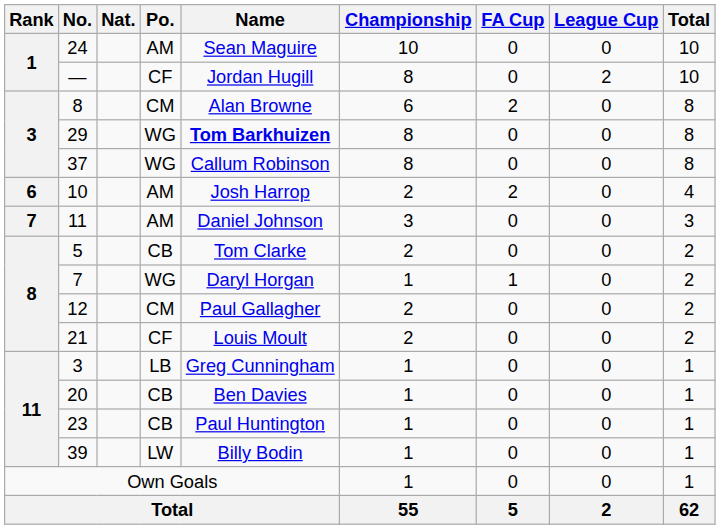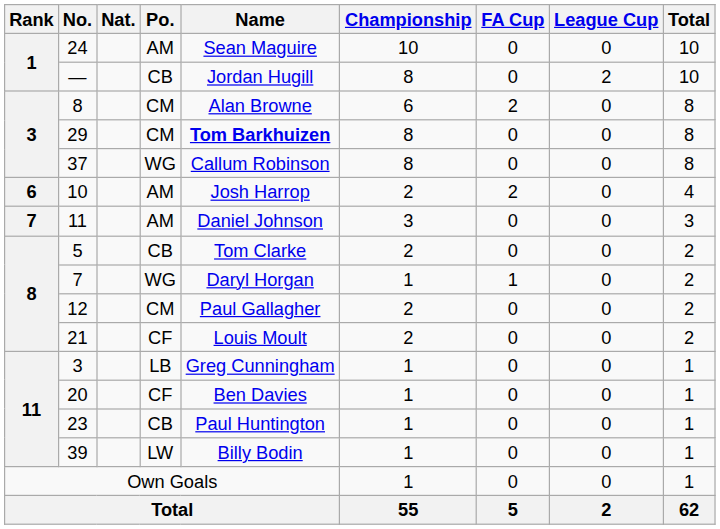(160, 77) CF -> (160, 77) CB
(160, 135) WG -> (160, 135) CM
(160, 395) CB -> (160, 395) CF
